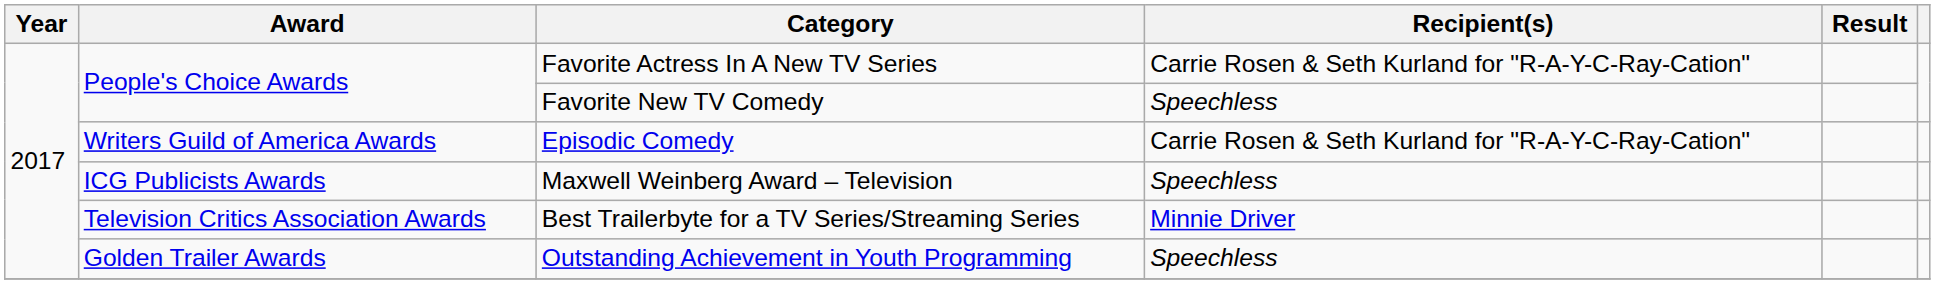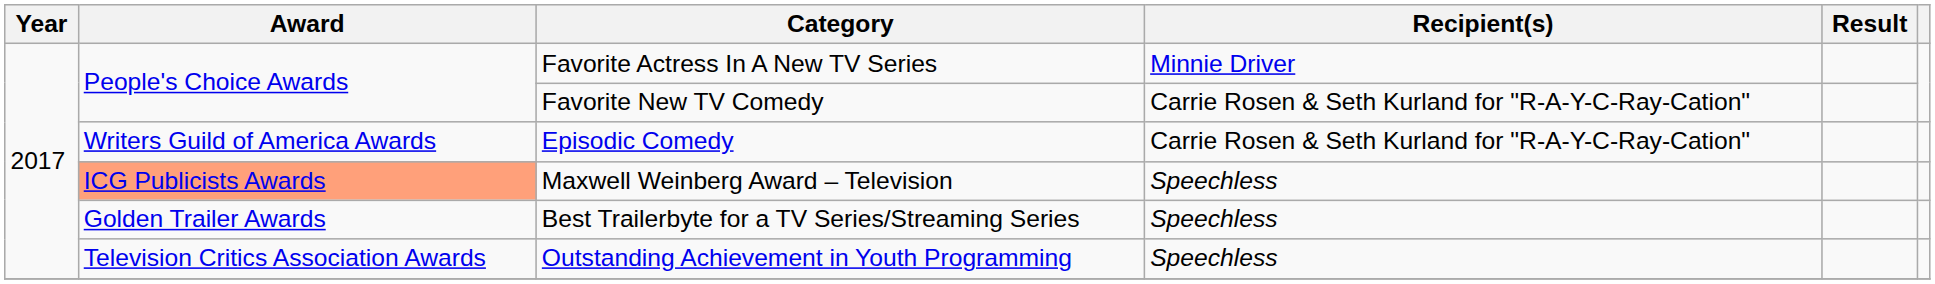(1450, 63) Carrie Rosen & Seth Kurland for "R-A-Y-C-Ray-Cation" -> (1223, 63) Minnie Driver
(1214, 102) Speechless -> (1450, 102) Carrie Rosen & Seth Kurland for "R-A-Y-C-Ray-Cation"
(205, 180) no background -> (205, 180) lightsalmon background
(285, 219) Television Critics Association Awards -> (205, 219) Golden Trailer Awards
(1223, 219) Minnie Driver -> (1214, 219) Speechless
(205, 258) Golden Trailer Awards -> (285, 258) Television Critics Association Awards
